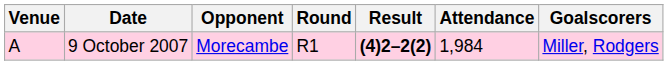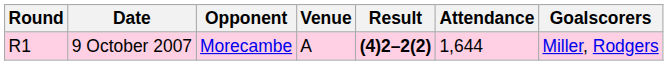columns swapped: (324, 18) <-> (34, 18)
(461, 45) 1,984 -> (461, 45) 1,644
